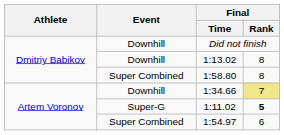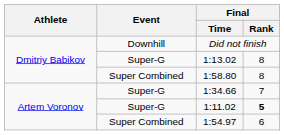(146, 60) Downhill -> (146, 60) Super-G
(146, 91) Downhill -> (146, 91) Super-G
(261, 91) khaki background -> (261, 91) no background
